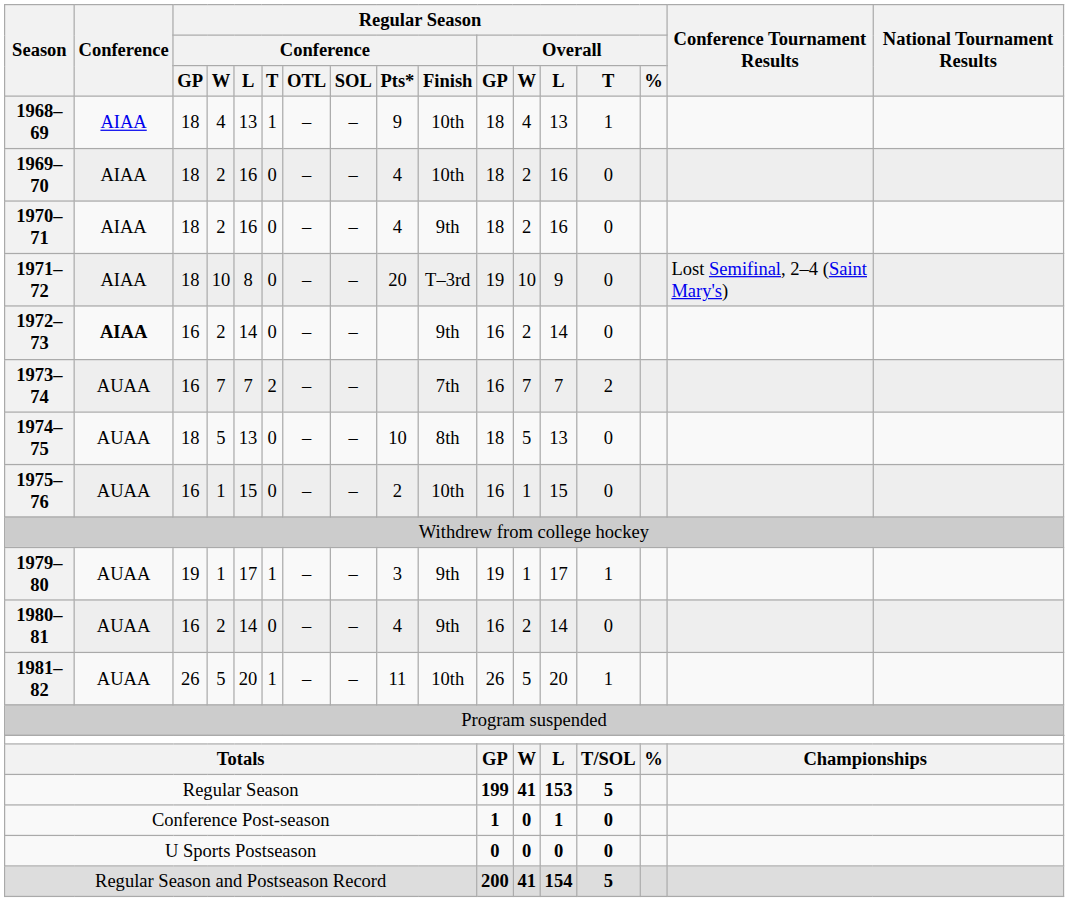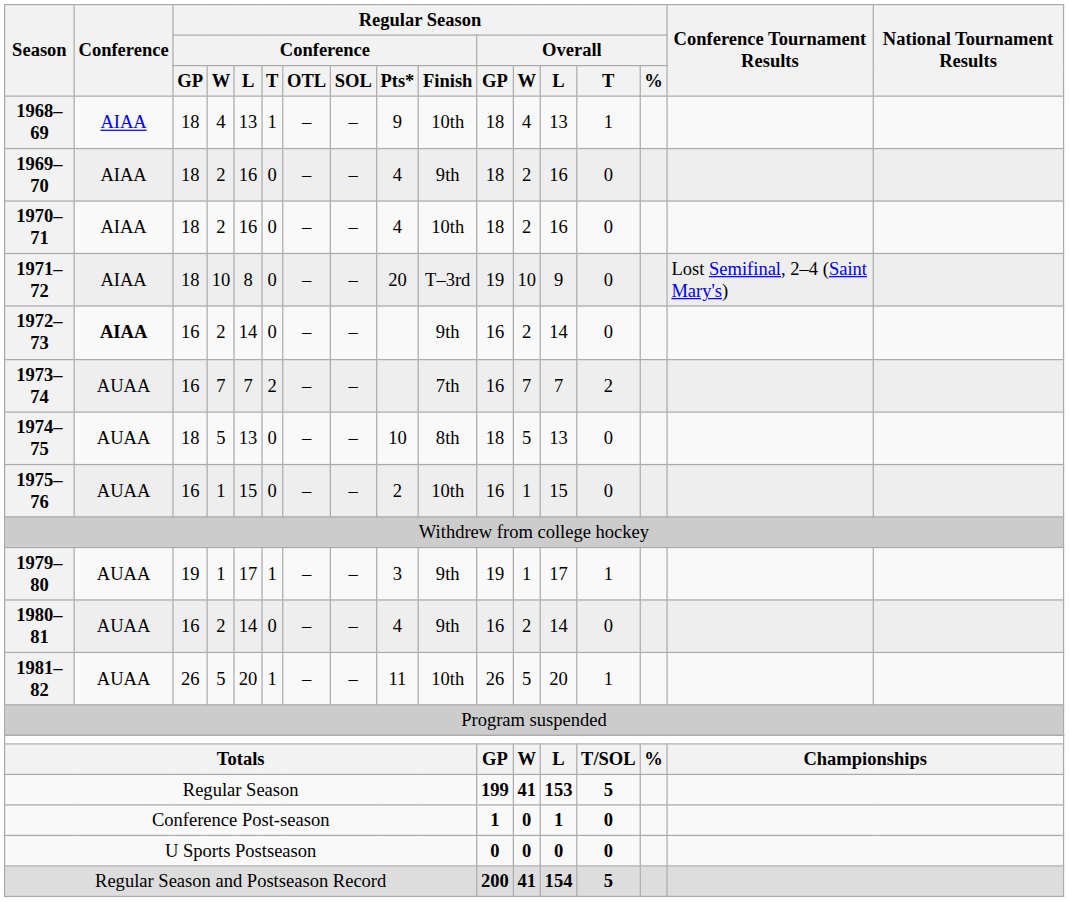(448, 175) 10th -> (448, 175) 9th
(448, 227) 9th -> (448, 227) 10th
